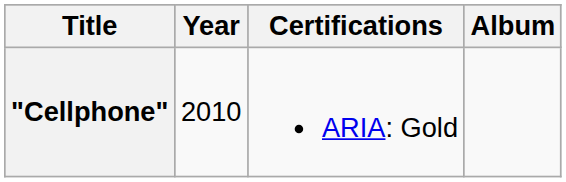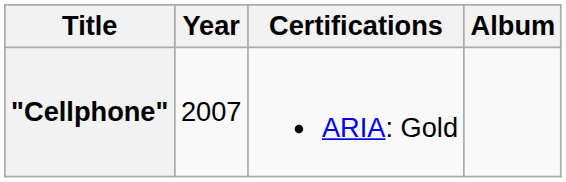(211, 111) 2010 -> (211, 111) 2007
